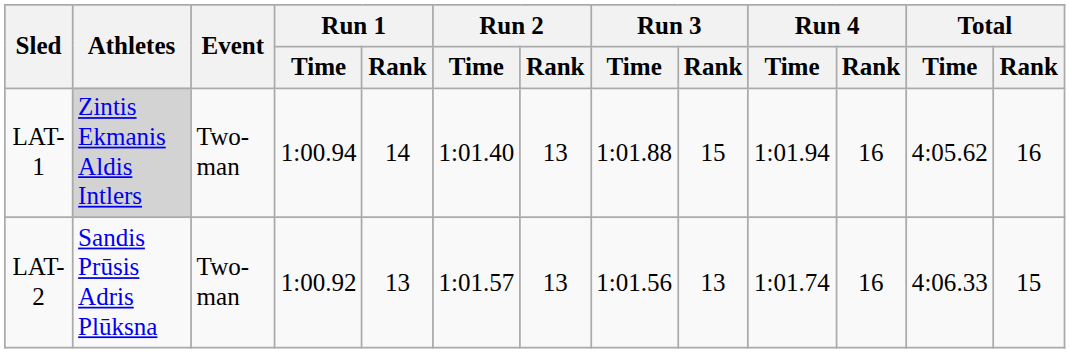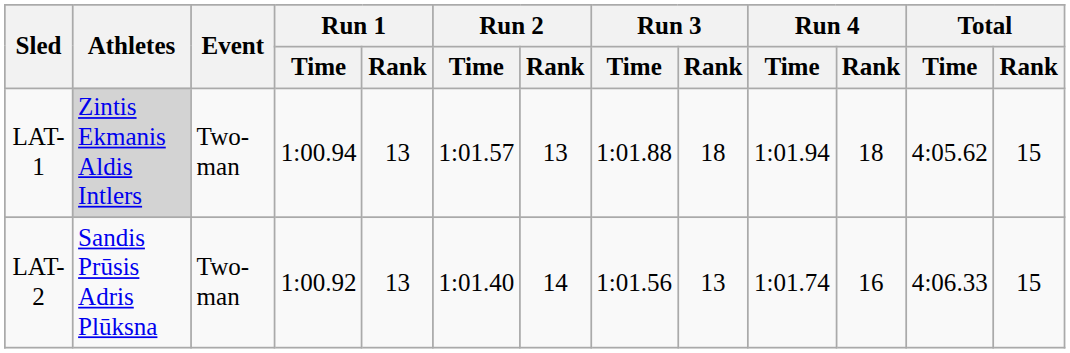(397, 152) 14 -> (397, 152) 13
(476, 152) 1:01.40 -> (476, 152) 1:01.57
(713, 152) 15 -> (713, 152) 18
(871, 152) 16 -> (871, 152) 18
(1029, 152) 16 -> (1029, 152) 15
(476, 282) 1:01.57 -> (476, 282) 1:01.40
(555, 282) 13 -> (555, 282) 14
